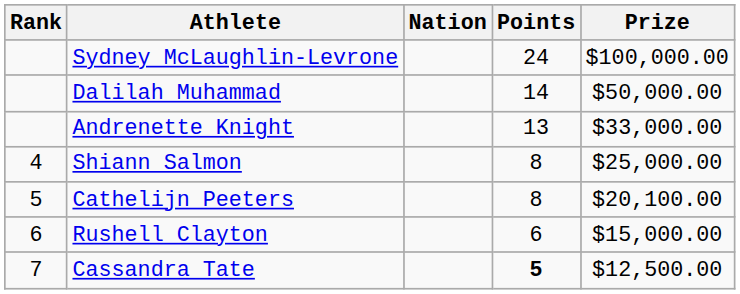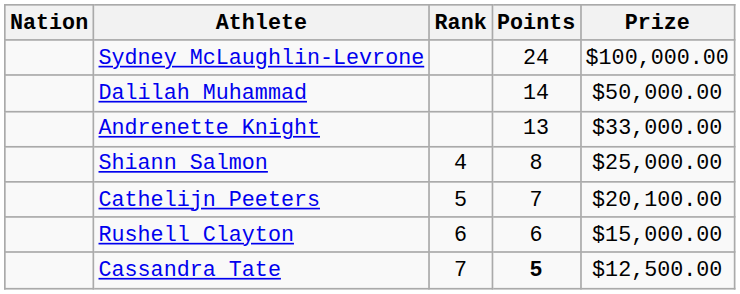columns swapped: (36, 23) <-> (448, 23)
(536, 199) 8 -> (536, 199) 7
